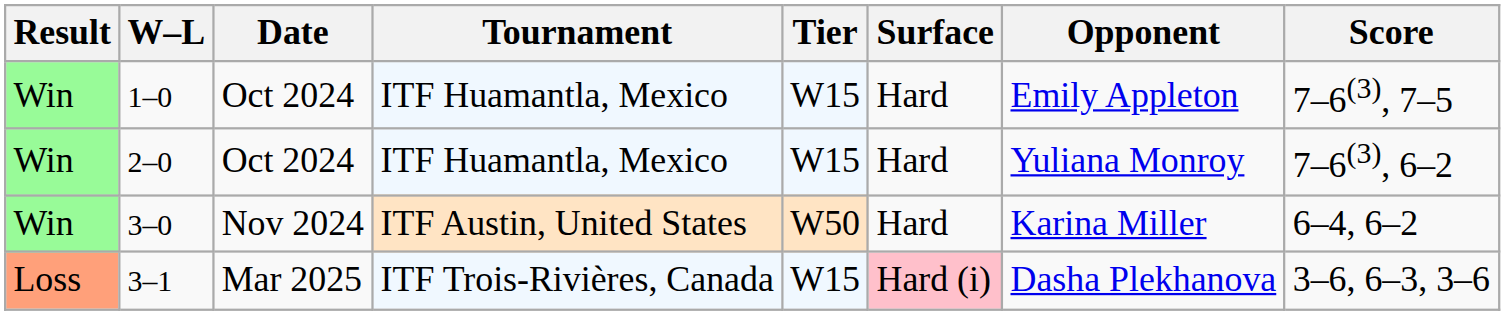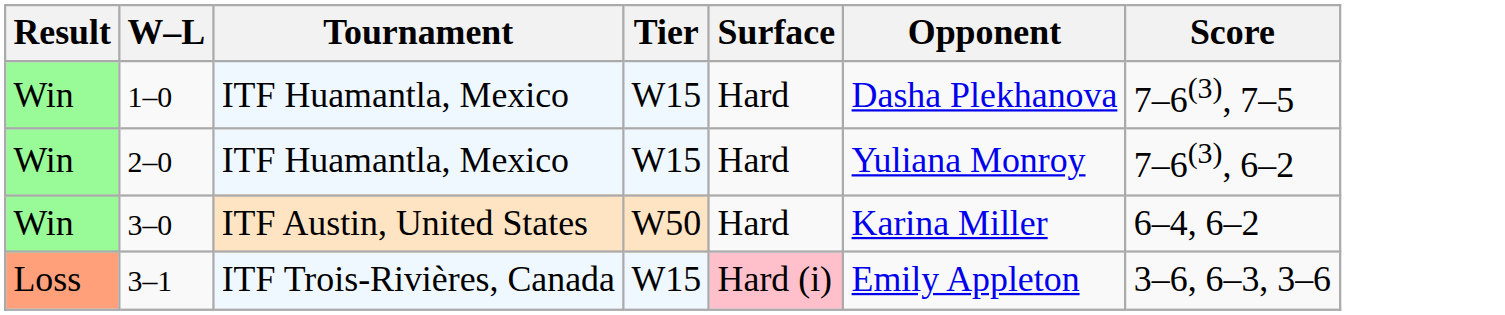- column: (293, 32)
(1124, 94) Emily Appleton -> (984, 94) Dasha Plekhanova
(1143, 279) Dasha Plekhanova -> (966, 279) Emily Appleton
